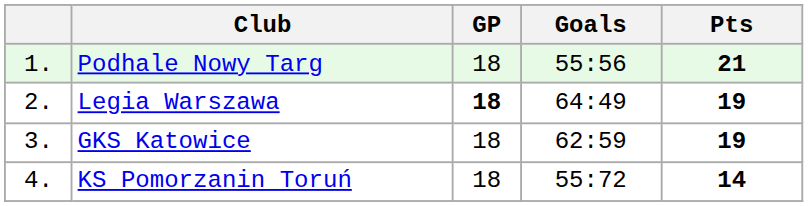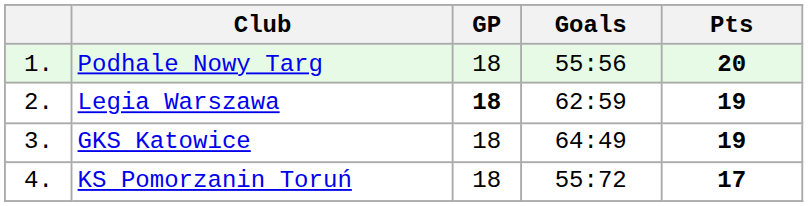(732, 64) 21 -> (732, 64) 20
(591, 103) 64:49 -> (591, 103) 62:59
(591, 142) 62:59 -> (591, 142) 64:49
(732, 181) 14 -> (732, 181) 17
